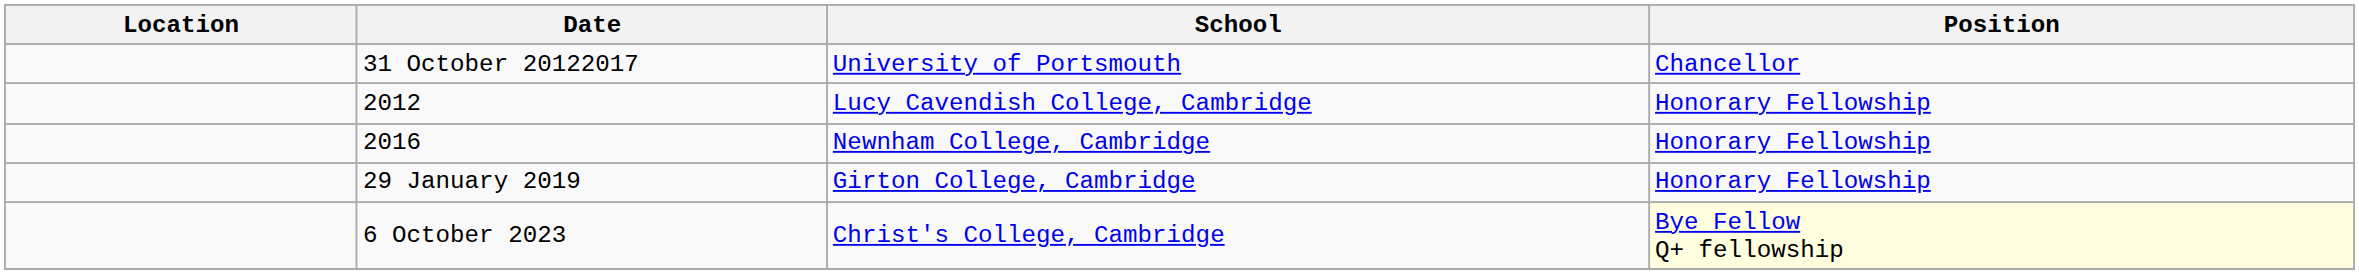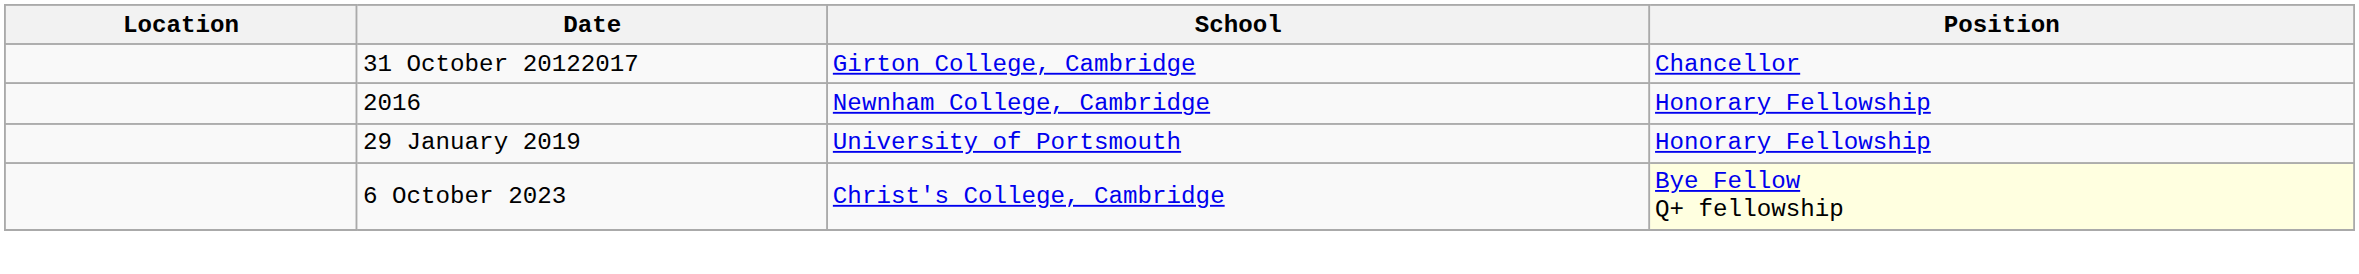(1007, 64) University of Portsmouth -> (1014, 64) Girton College, Cambridge
- row: (392, 103)
(1014, 182) Girton College, Cambridge -> (1007, 143) University of Portsmouth
